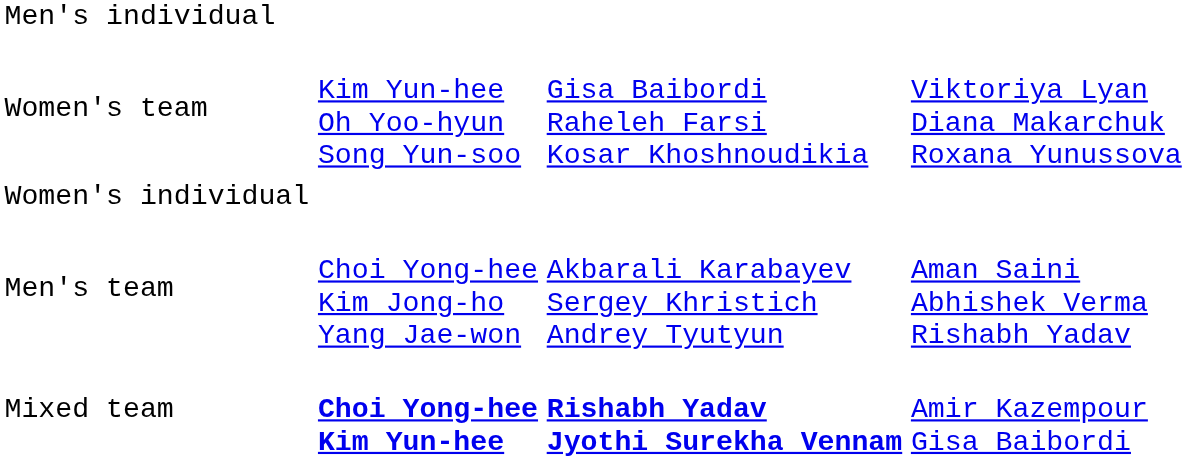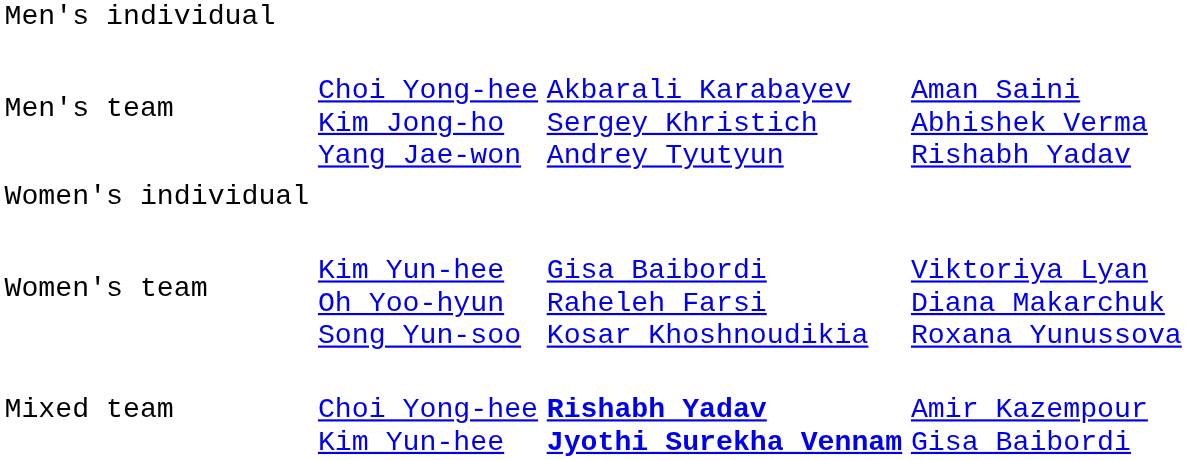rows swapped: (89, 287) <-> (106, 107)
(428, 426) bold -> (428, 426) normal
